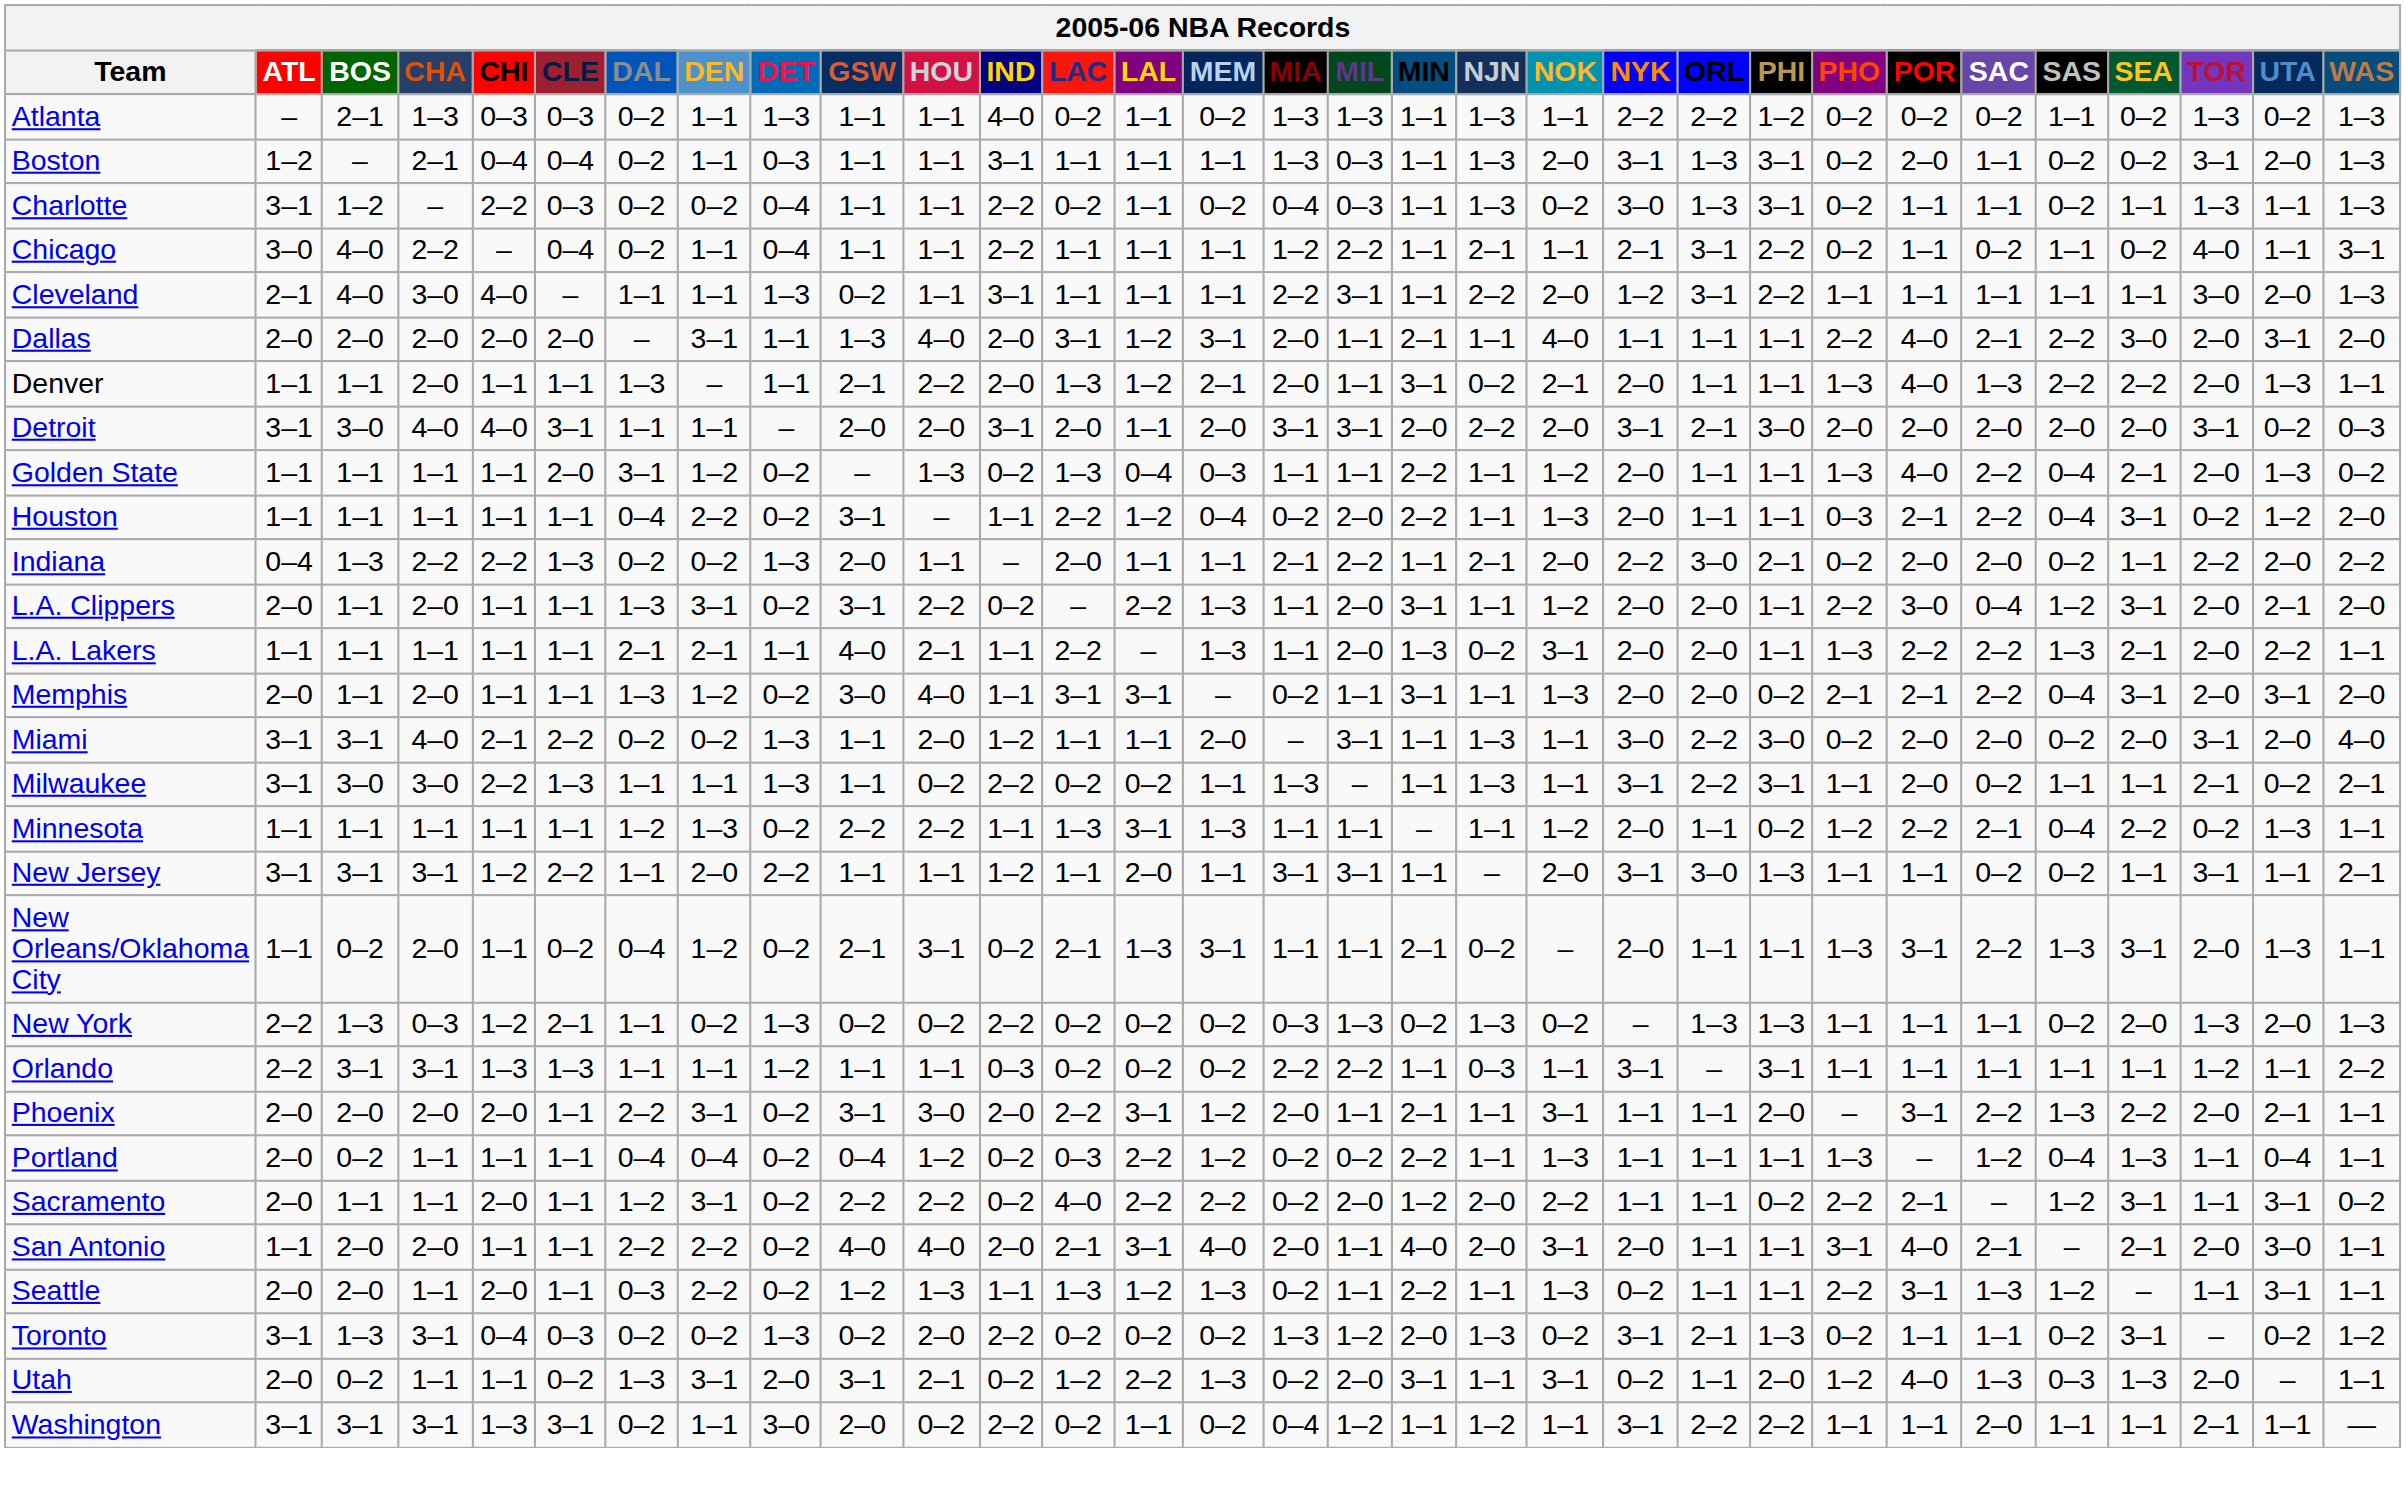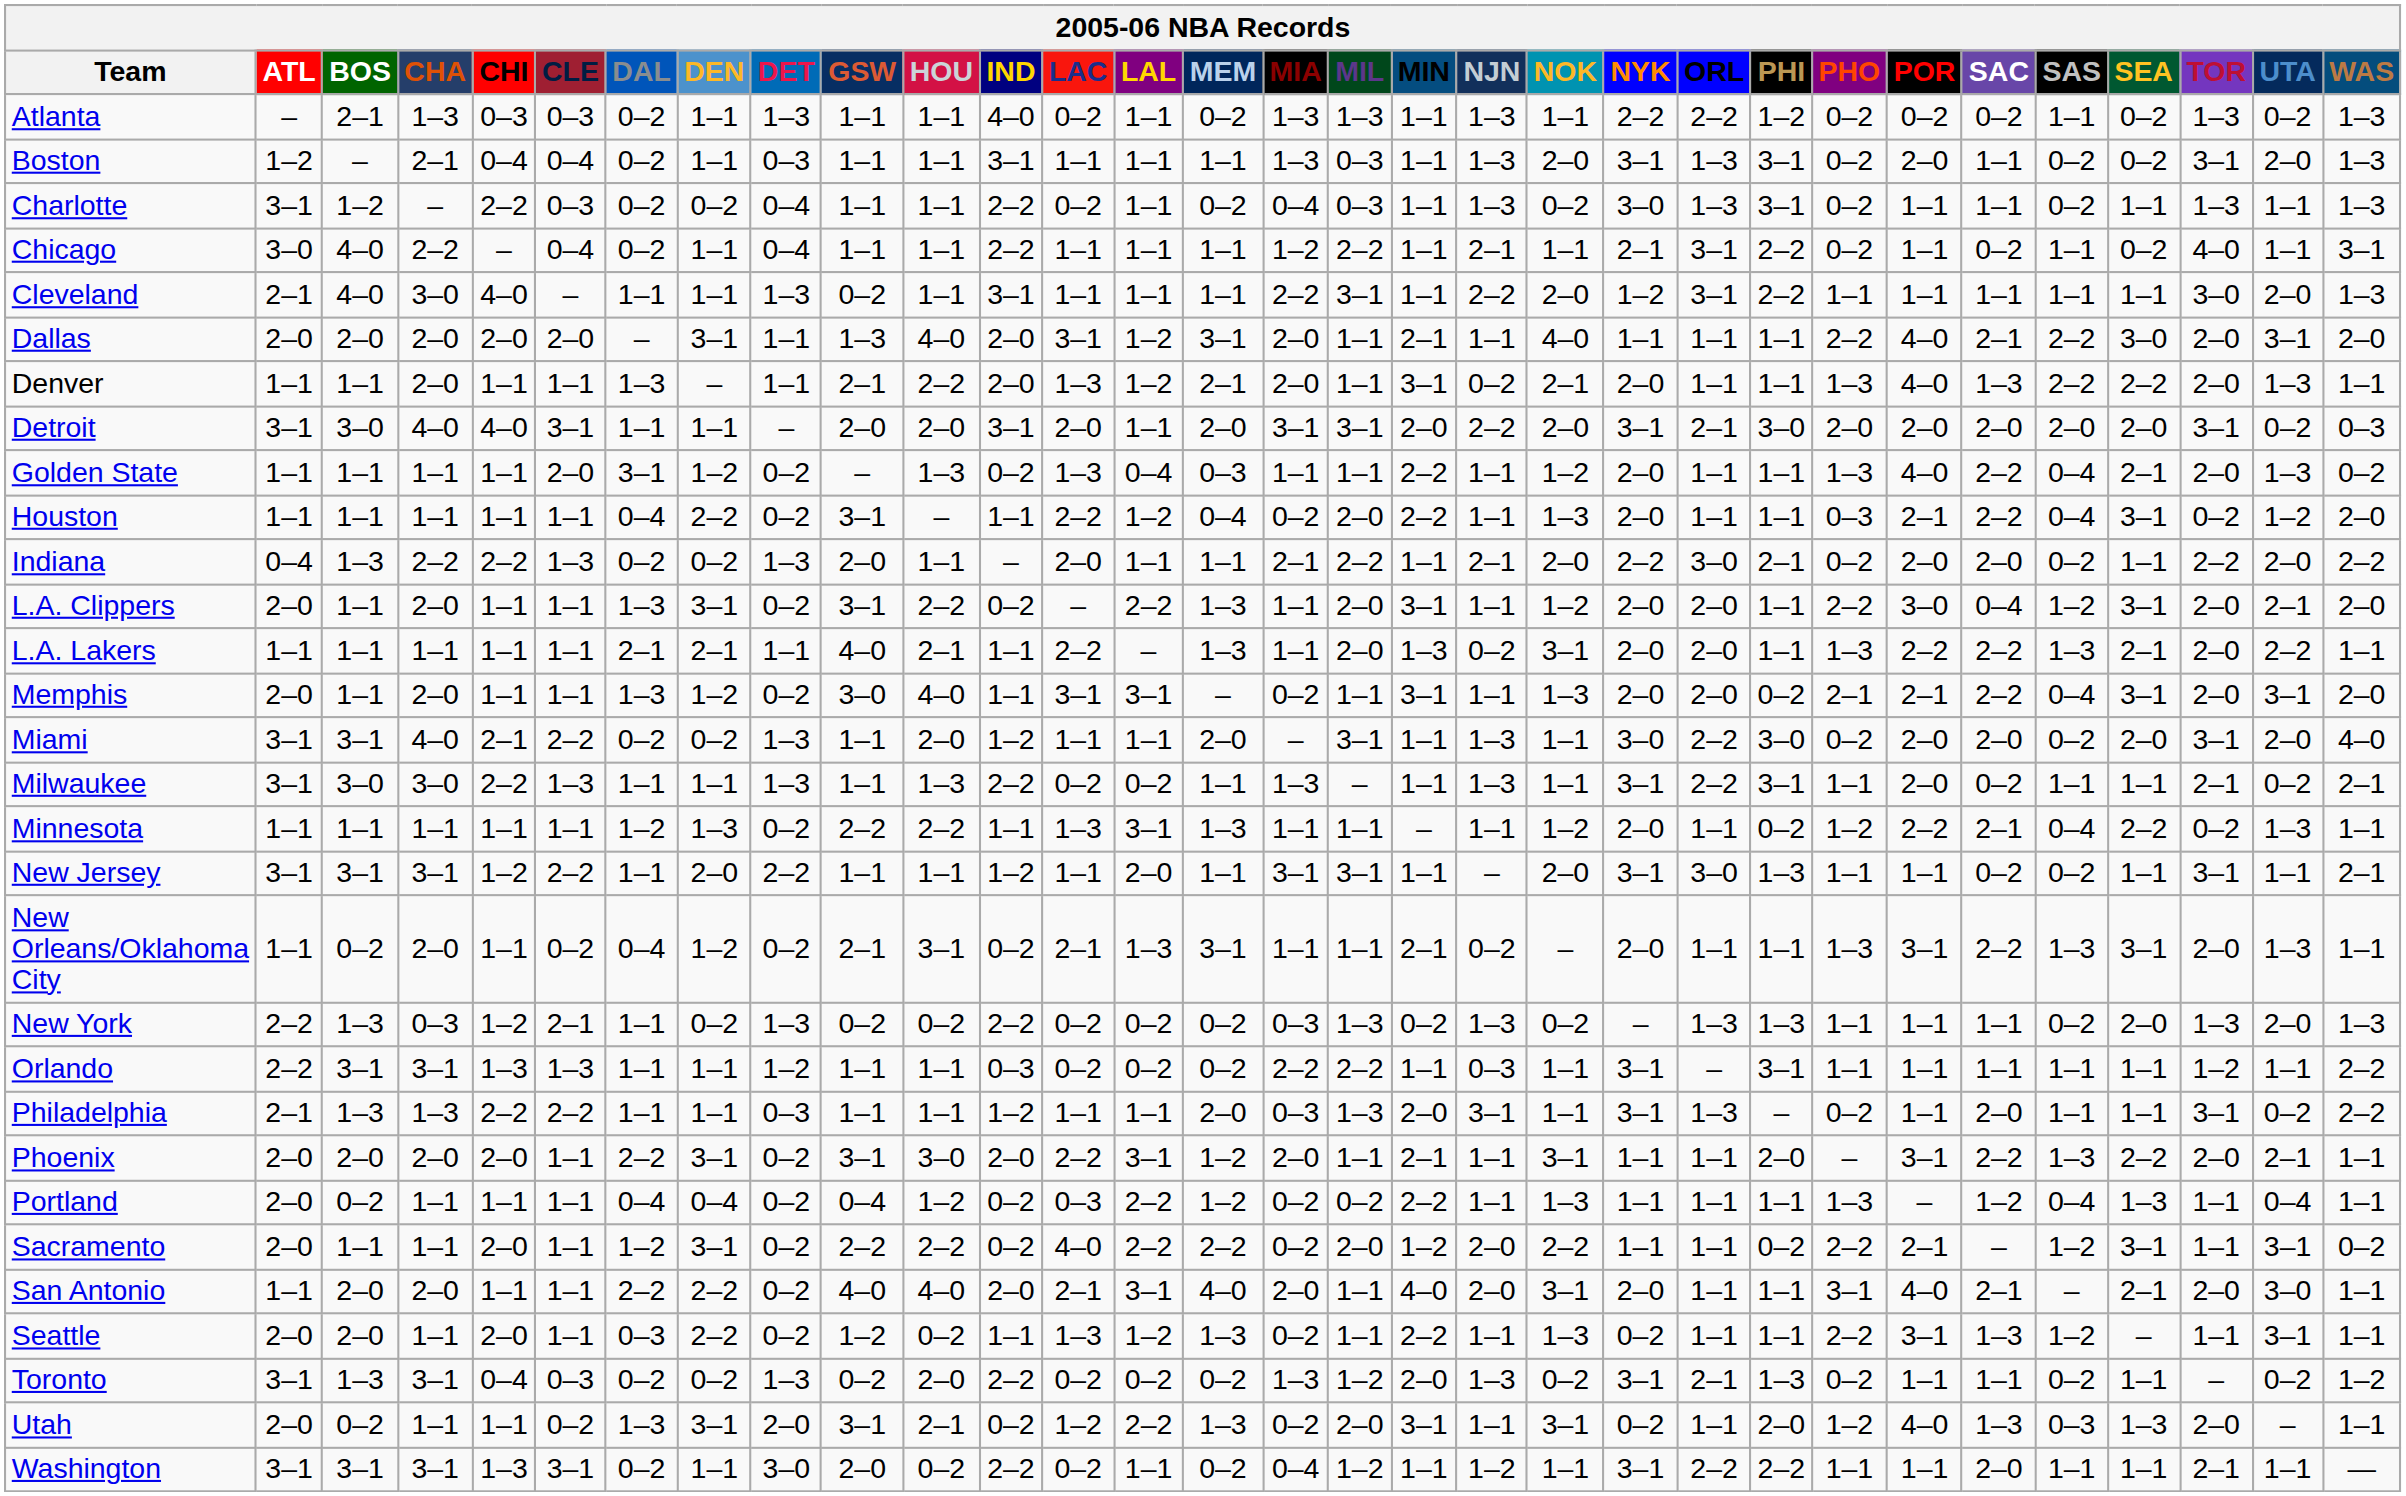(941, 784) 0–2 -> (941, 784) 1–3
+ row: (89, 1113)
(941, 1291) 1–3 -> (941, 1335) 0–2
(2144, 1335) 3–1 -> (2144, 1380) 1–1
